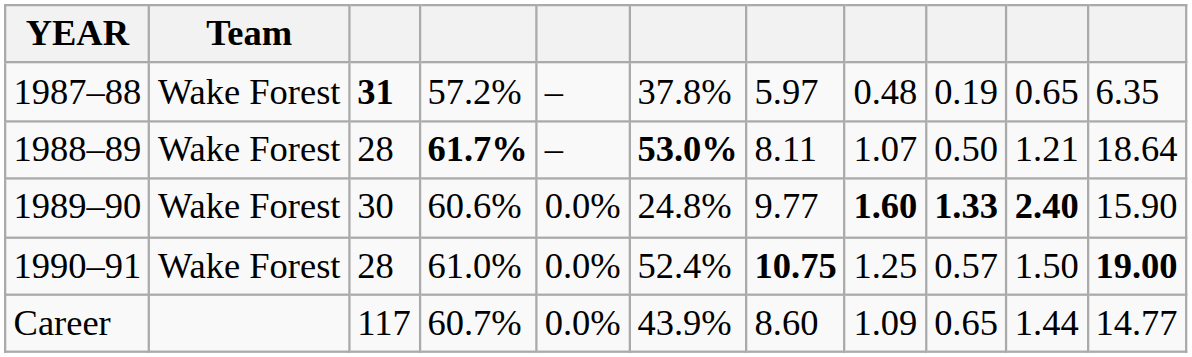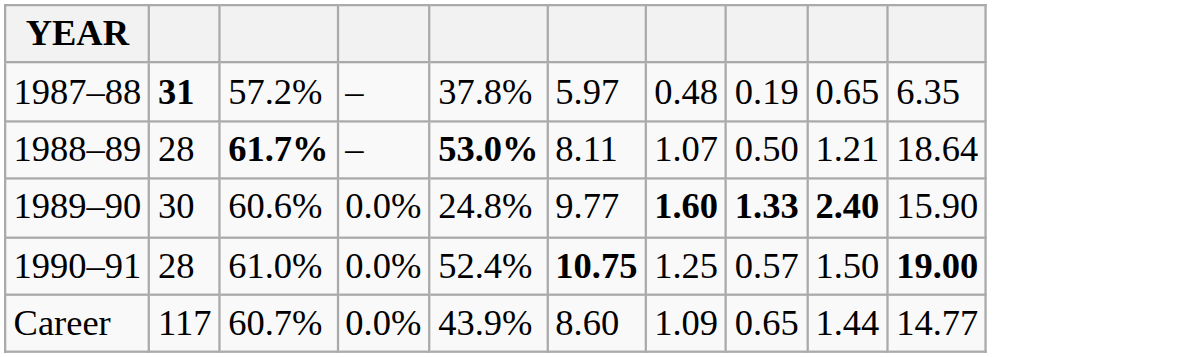- column: (249, 33)
